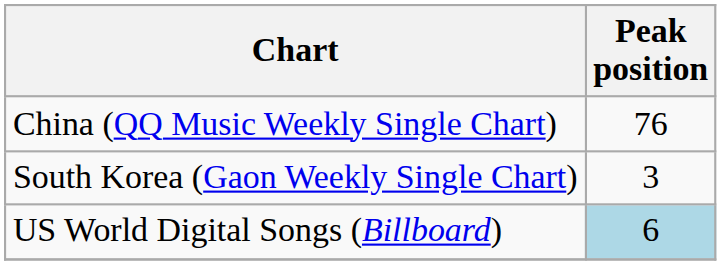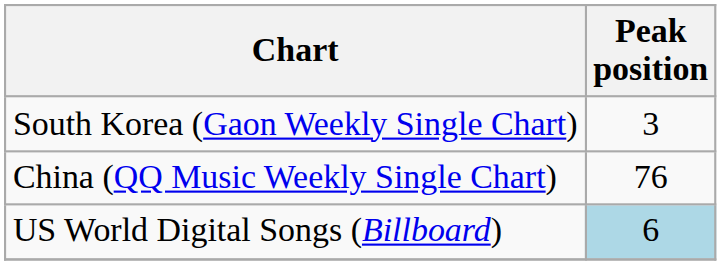rows swapped: (285, 123) <-> (295, 177)
